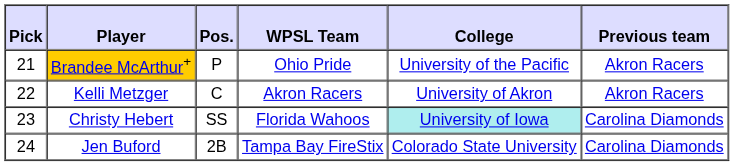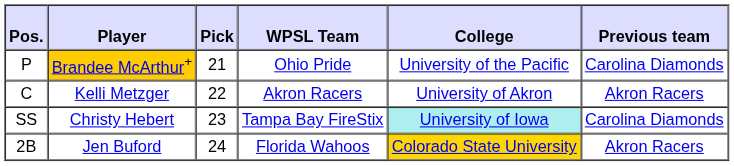columns swapped: (26, 36) <-> (217, 36)
(654, 65) Akron Racers -> (654, 65) Carolina Diamonds
(313, 120) Florida Wahoos -> (313, 120) Tampa Bay FireStix
(313, 147) Tampa Bay FireStix -> (313, 147) Florida Wahoos
(484, 147) no background -> (484, 147) gold background
(654, 147) Carolina Diamonds -> (654, 147) Akron Racers
